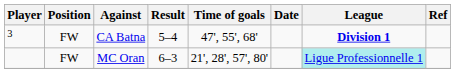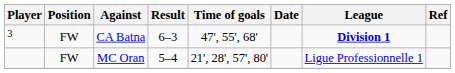(168, 36) 5–4 -> (168, 36) 6–3
(168, 58) 6–3 -> (168, 58) 5–4
(364, 58) paleturquoise background -> (364, 58) no background
